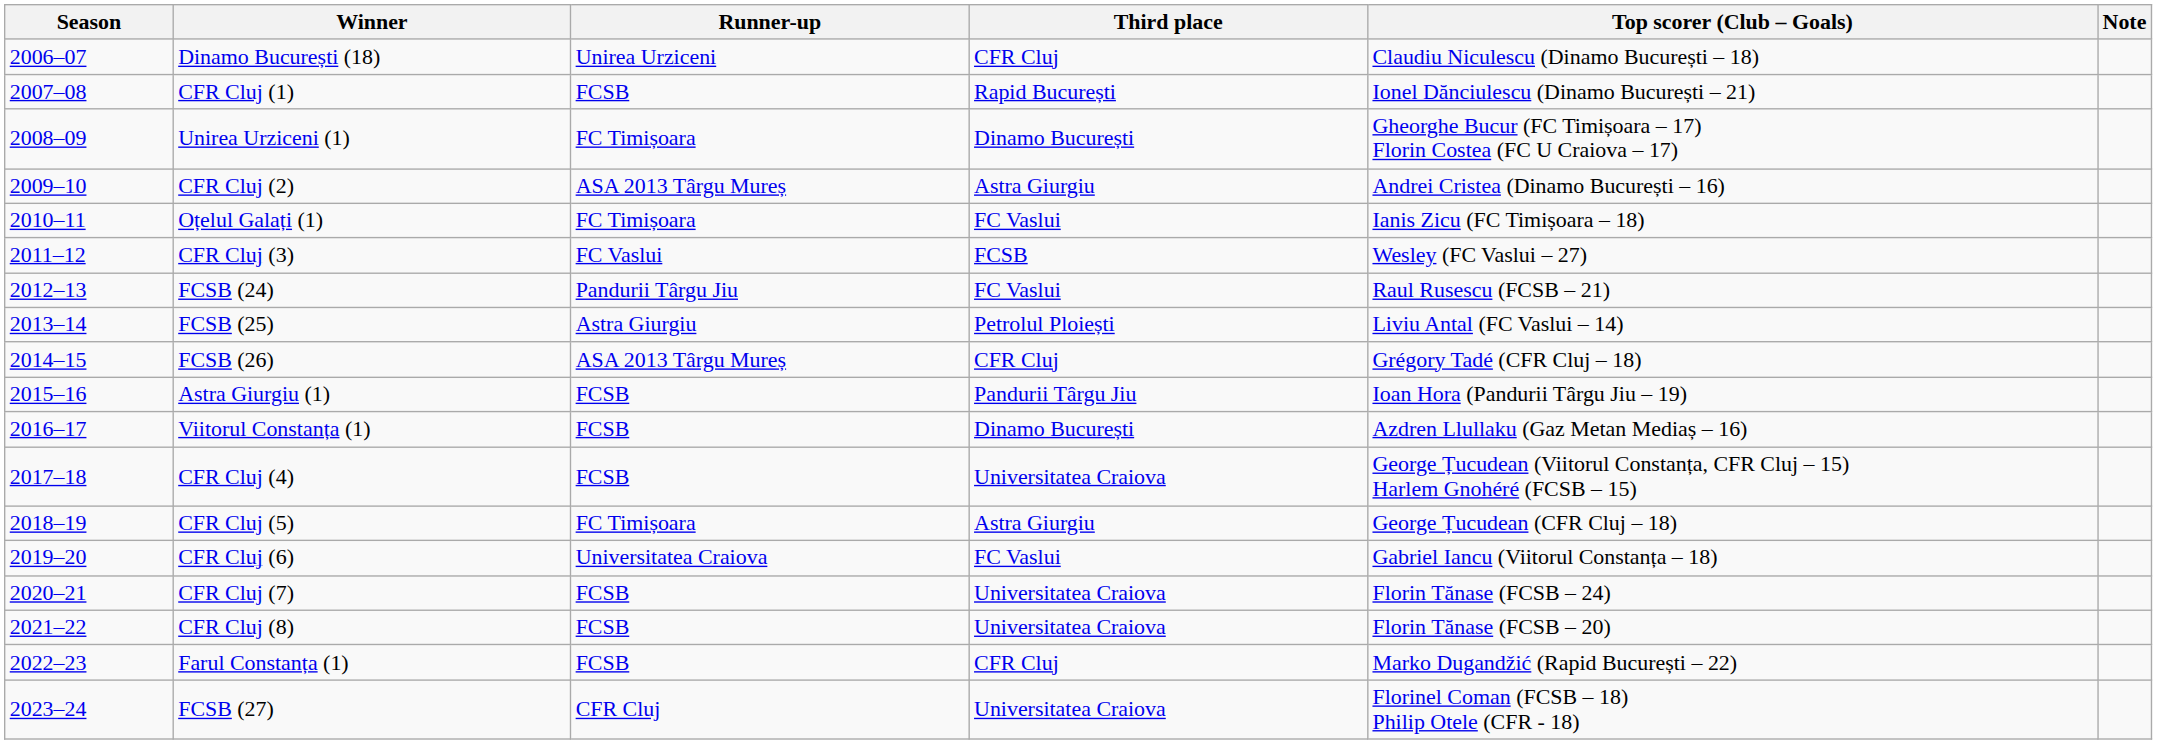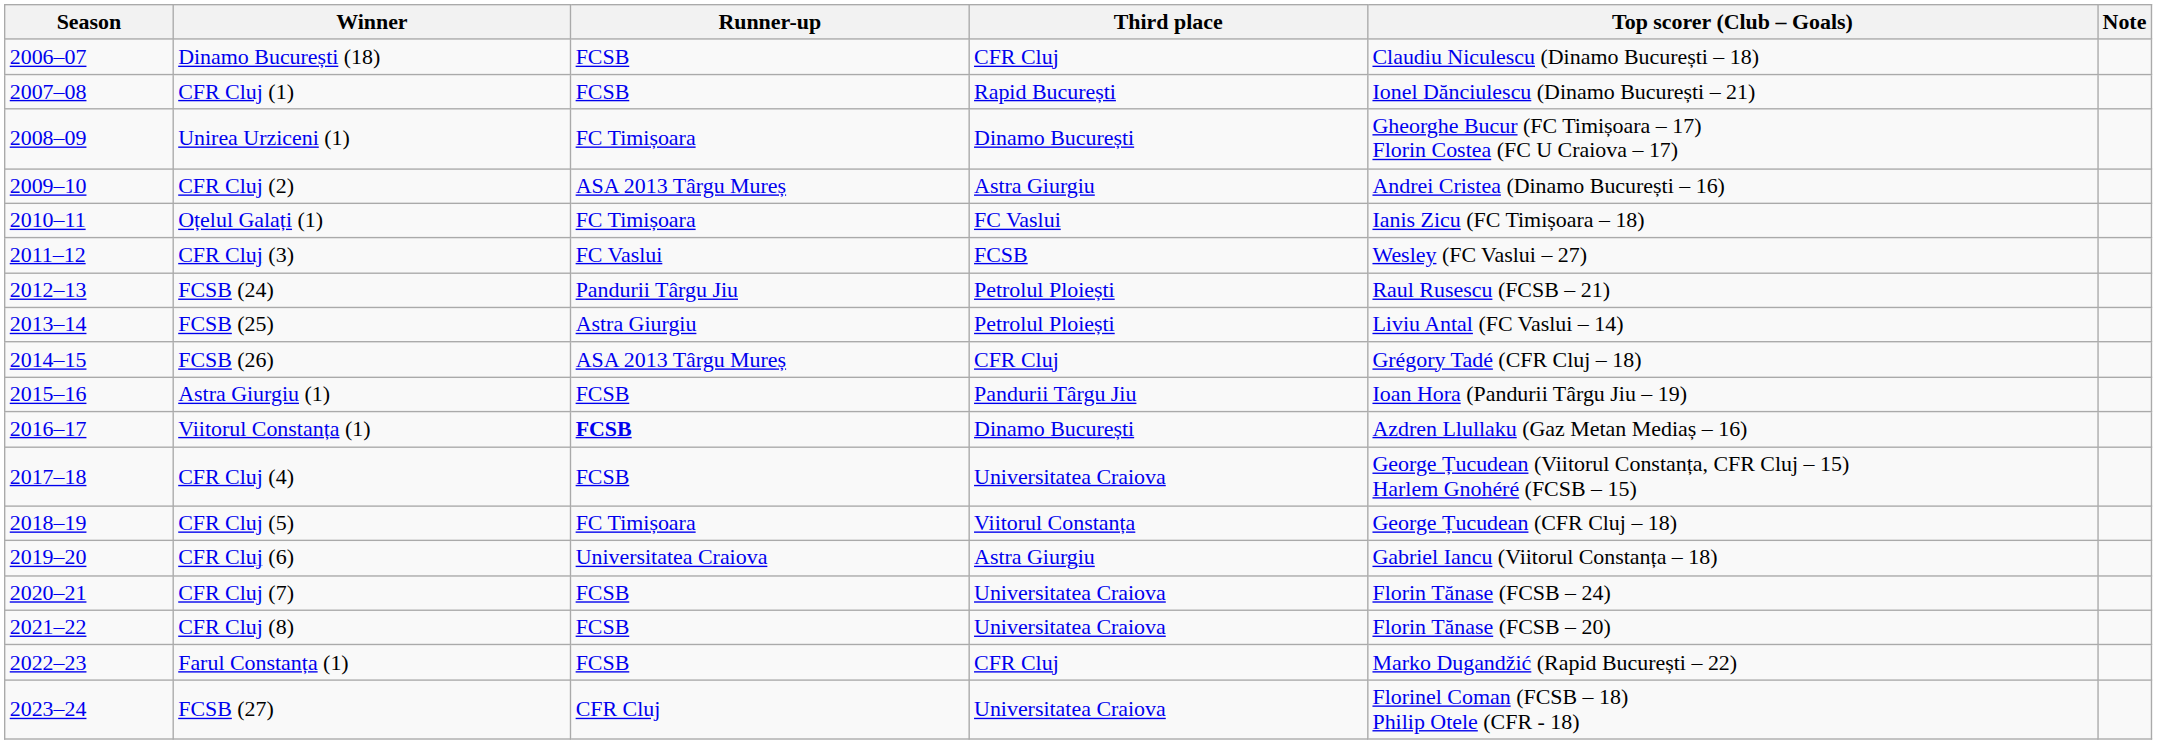(646, 56) Unirea Urziceni -> (602, 56) FCSB
(1017, 289) FC Vaslui -> (1044, 289) Petrolul Ploiești
(602, 428) normal -> (604, 428) bold
(1034, 523) Astra Giurgiu -> (1055, 523) Viitorul Constanța
(1017, 557) FC Vaslui -> (1034, 557) Astra Giurgiu
